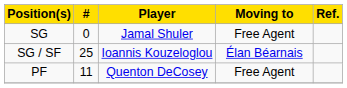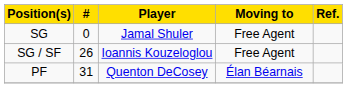(86, 53) 25 -> (86, 53) 26
(264, 53) Élan Béarnais -> (264, 53) Free Agent
(86, 72) 11 -> (86, 72) 31
(264, 72) Free Agent -> (264, 72) Élan Béarnais
